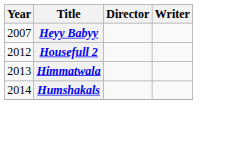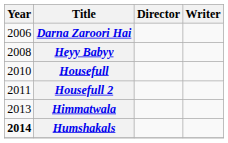+ row: (84, 33)
(19, 33) 2007 -> (19, 52) 2008
+ row: (84, 71)
(19, 52) 2012 -> (19, 90) 2011
(19, 90) normal -> (19, 128) bold
